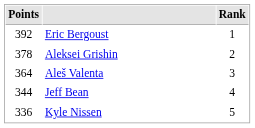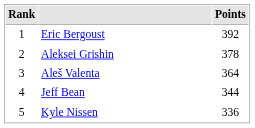columns swapped: (232, 14) <-> (24, 14)
